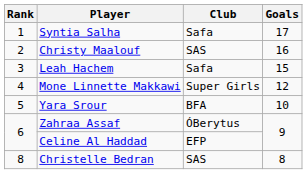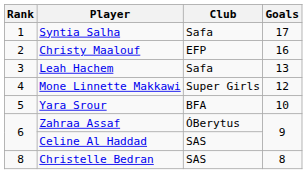(196, 50) SAS -> (196, 50) EFP
(282, 68) 15 -> (282, 68) 13
(196, 141) EFP -> (196, 141) SAS
